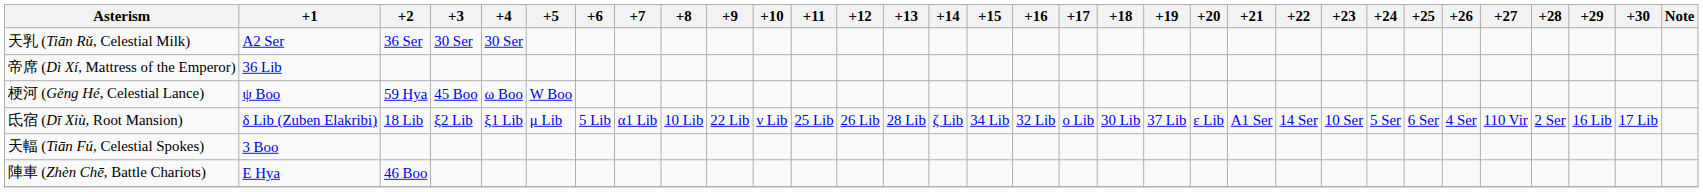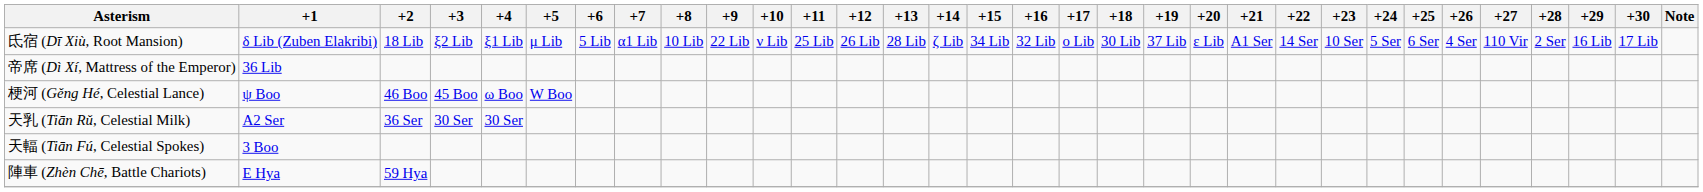rows swapped: (95, 119) <-> (99, 40)
(406, 94) 59 Hya -> (406, 94) 46 Boo
(406, 173) 46 Boo -> (406, 173) 59 Hya
